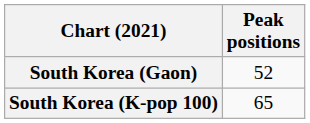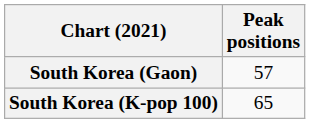(263, 72) 52 -> (263, 72) 57
